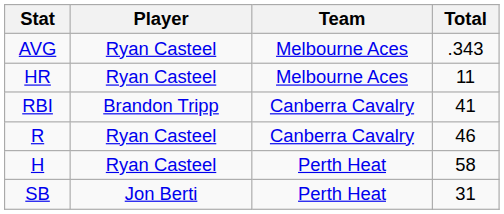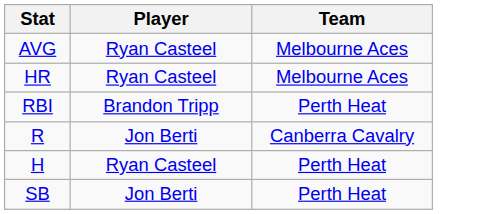- column: (466, 19)
(342, 106) Canberra Cavalry -> (342, 106) Perth Heat
(161, 135) Ryan Casteel -> (161, 135) Jon Berti
